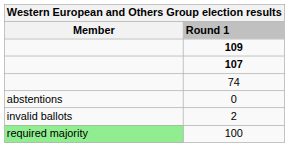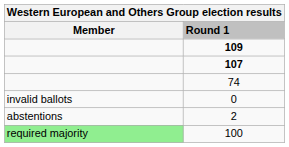(35, 99) abstentions -> (40, 99) invalid ballots
(40, 116) invalid ballots -> (35, 116) abstentions
